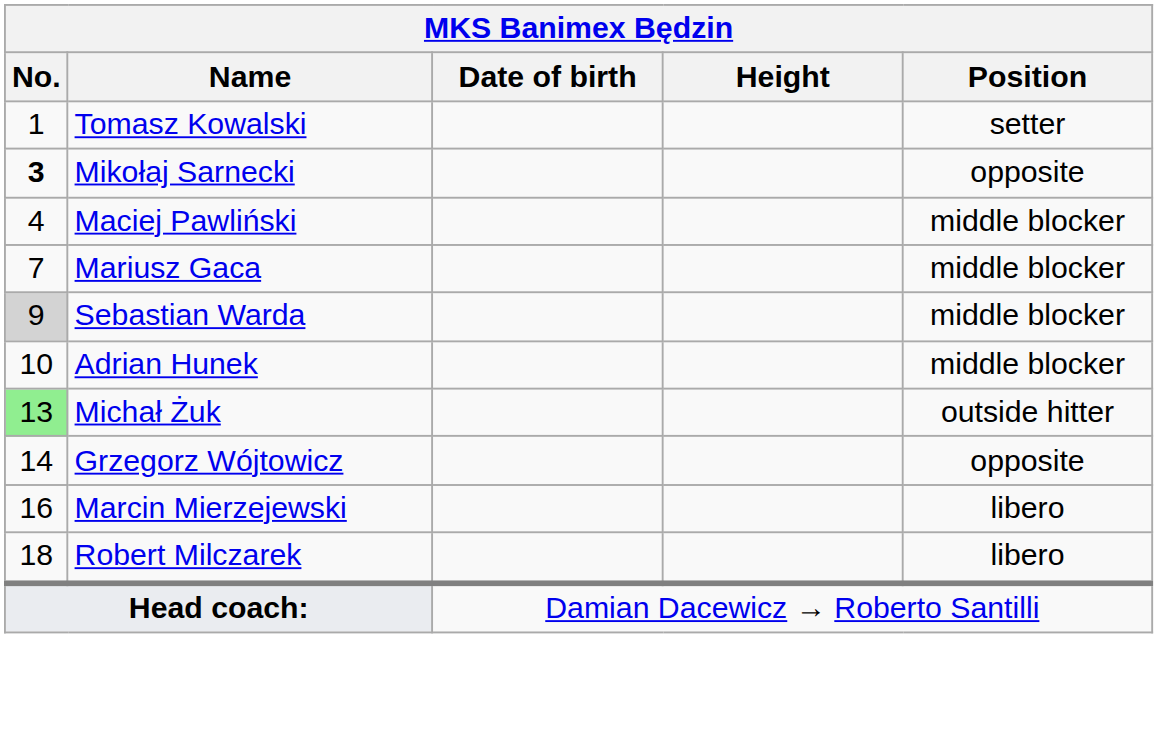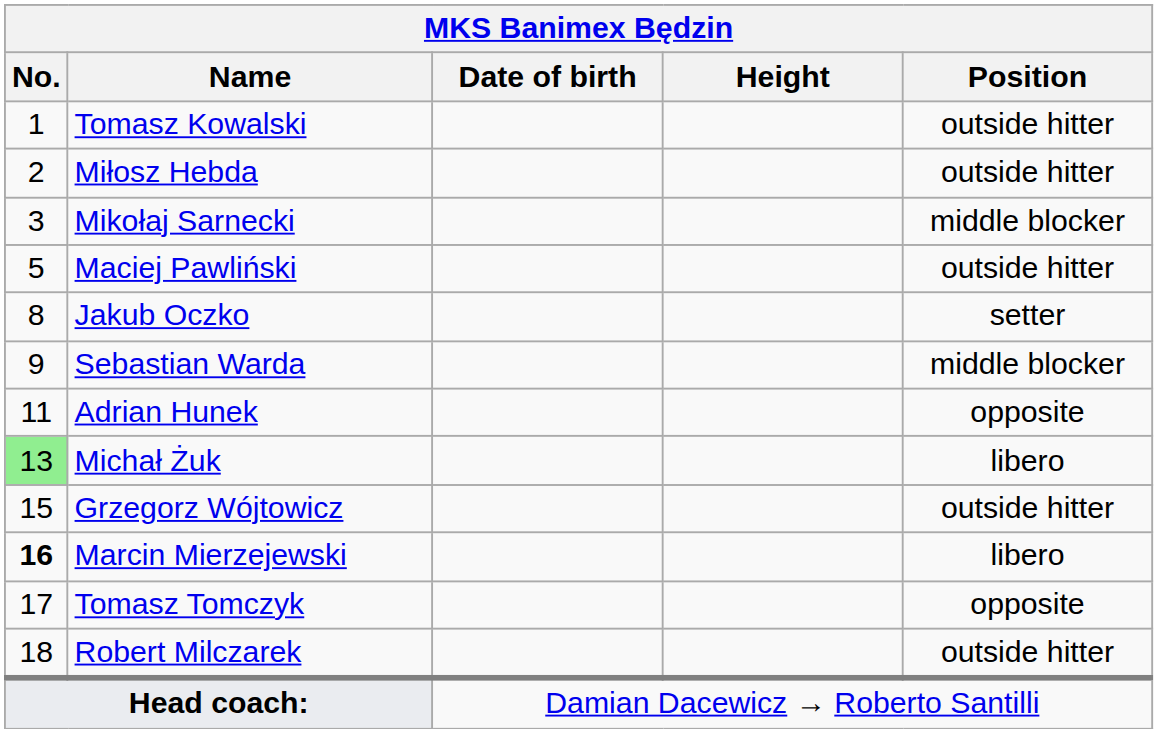(1027, 124) setter -> (1027, 124) outside hitter
+ row: (166, 172)
(36, 172) bold -> (36, 220) normal
(1027, 172) opposite -> (1027, 220) middle blocker
(36, 220) 4 -> (36, 268) 5
(1027, 220) middle blocker -> (1027, 268) outside hitter
- row: (168, 268)
+ row: (162, 316)
(36, 316) lightgrey background -> (36, 364) no background
(36, 364) 10 -> (36, 412) 11
(1027, 364) middle blocker -> (1027, 412) opposite
(1027, 412) outside hitter -> (1027, 460) libero
(36, 460) 14 -> (36, 508) 15
(1027, 460) opposite -> (1027, 508) outside hitter
(36, 508) normal -> (36, 556) bold
+ row: (189, 603)
(1027, 556) libero -> (1027, 651) outside hitter
